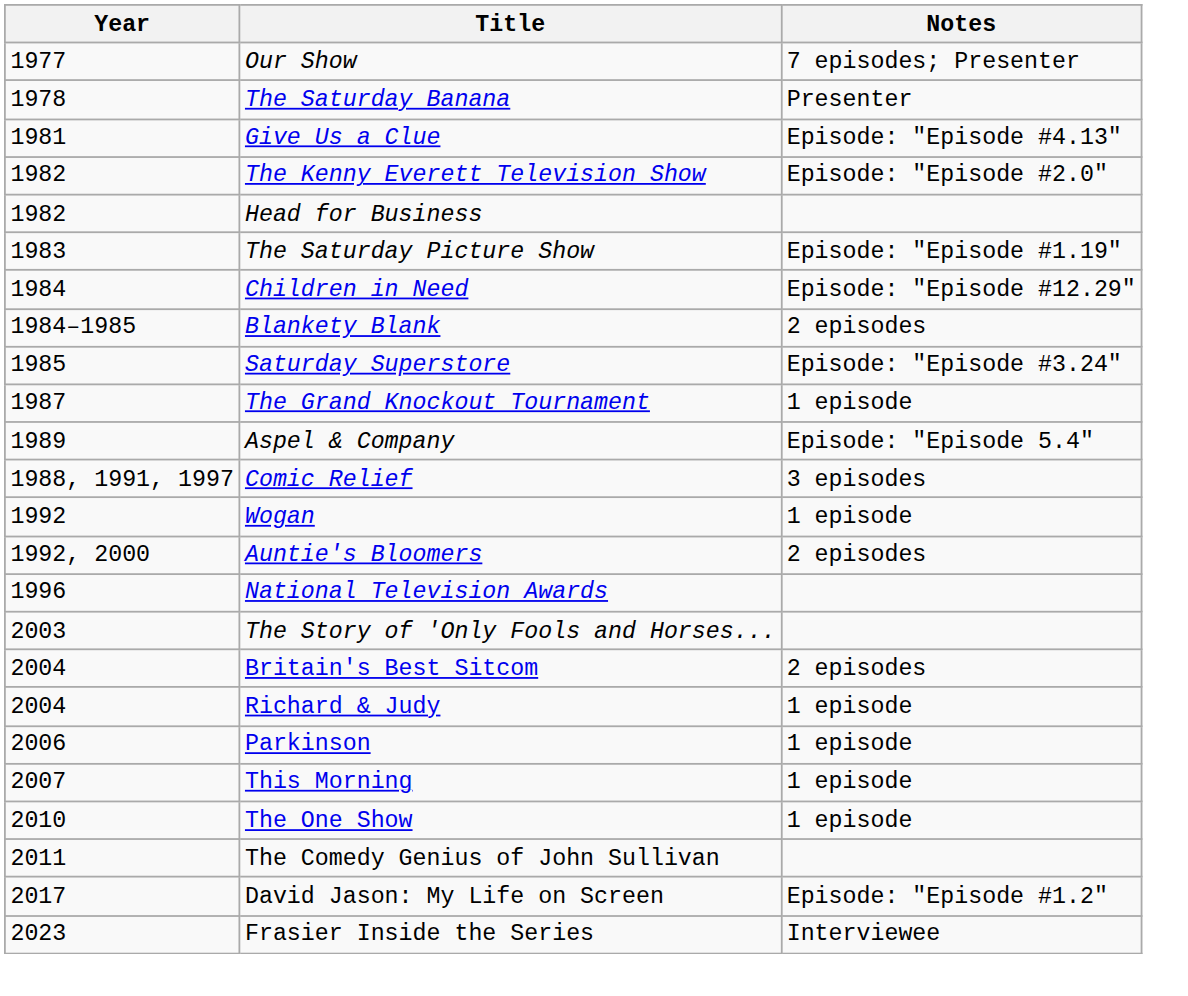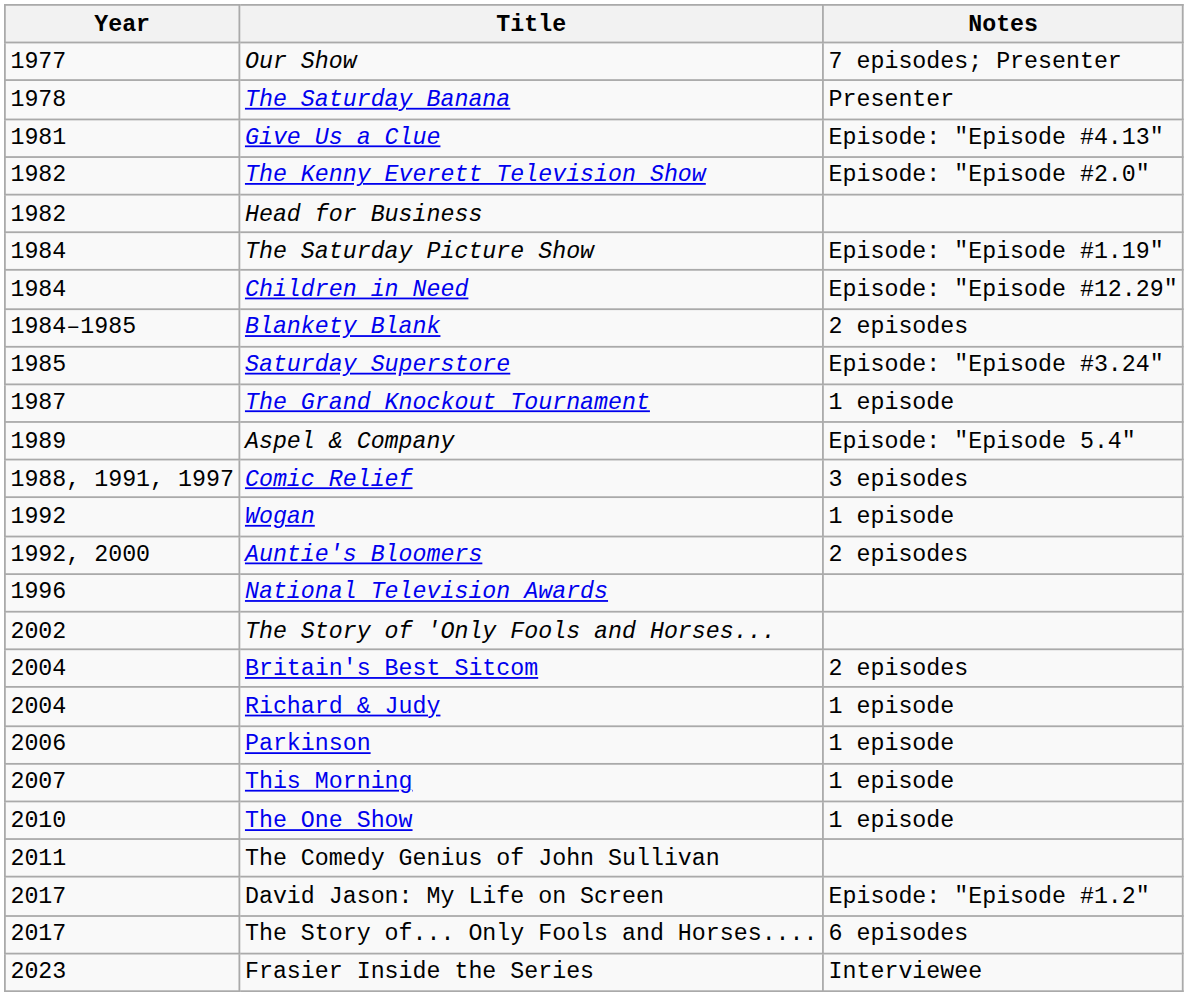(38, 251) 1983 -> (38, 251) 1984
(38, 631) 2003 -> (38, 631) 2002
+ row: (531, 934)
